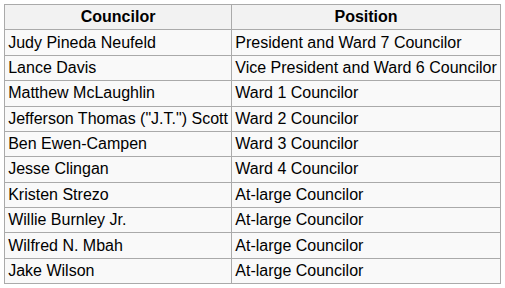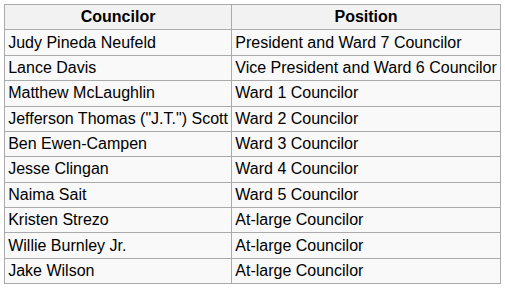+ row: (47, 194)
- row: (66, 245)
